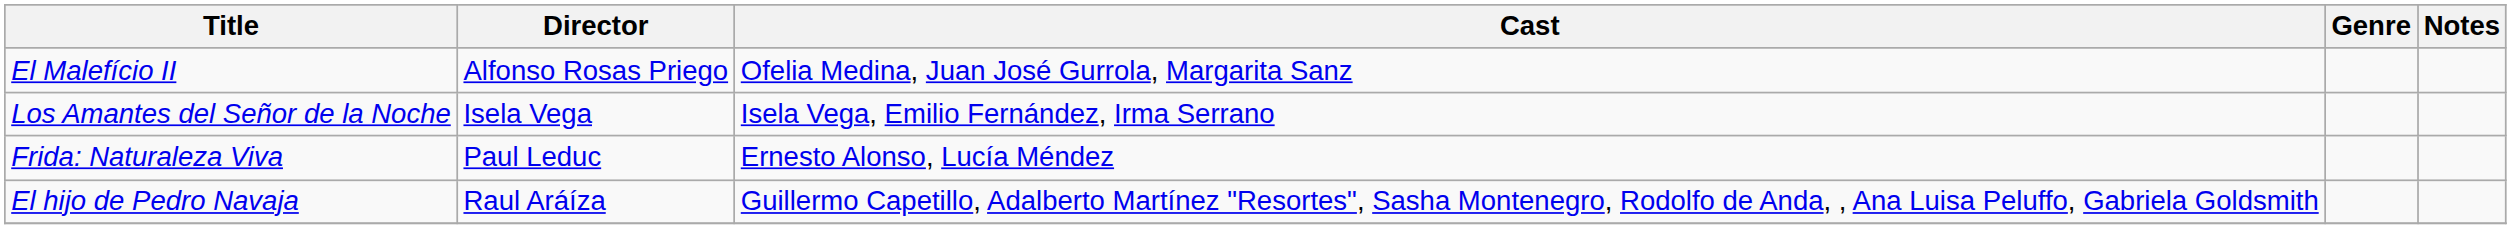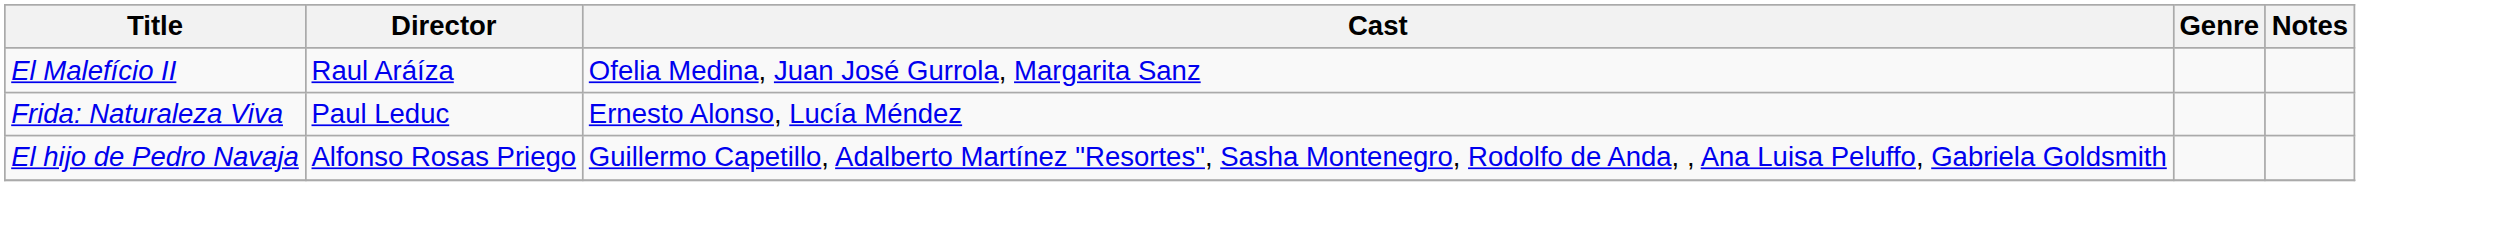(596, 69) Alfonso Rosas Priego -> (383, 69) Raul Aráíza
- row: (231, 113)
(535, 200) Raul Aráíza -> (444, 157) Alfonso Rosas Priego
